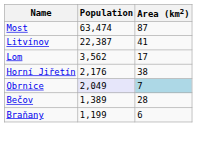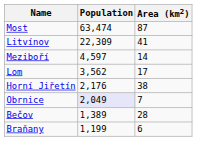(96, 43) 22,387 -> (96, 43) 22,309
+ row: (28, 57)
(140, 86) lightblue background -> (140, 100) no background
